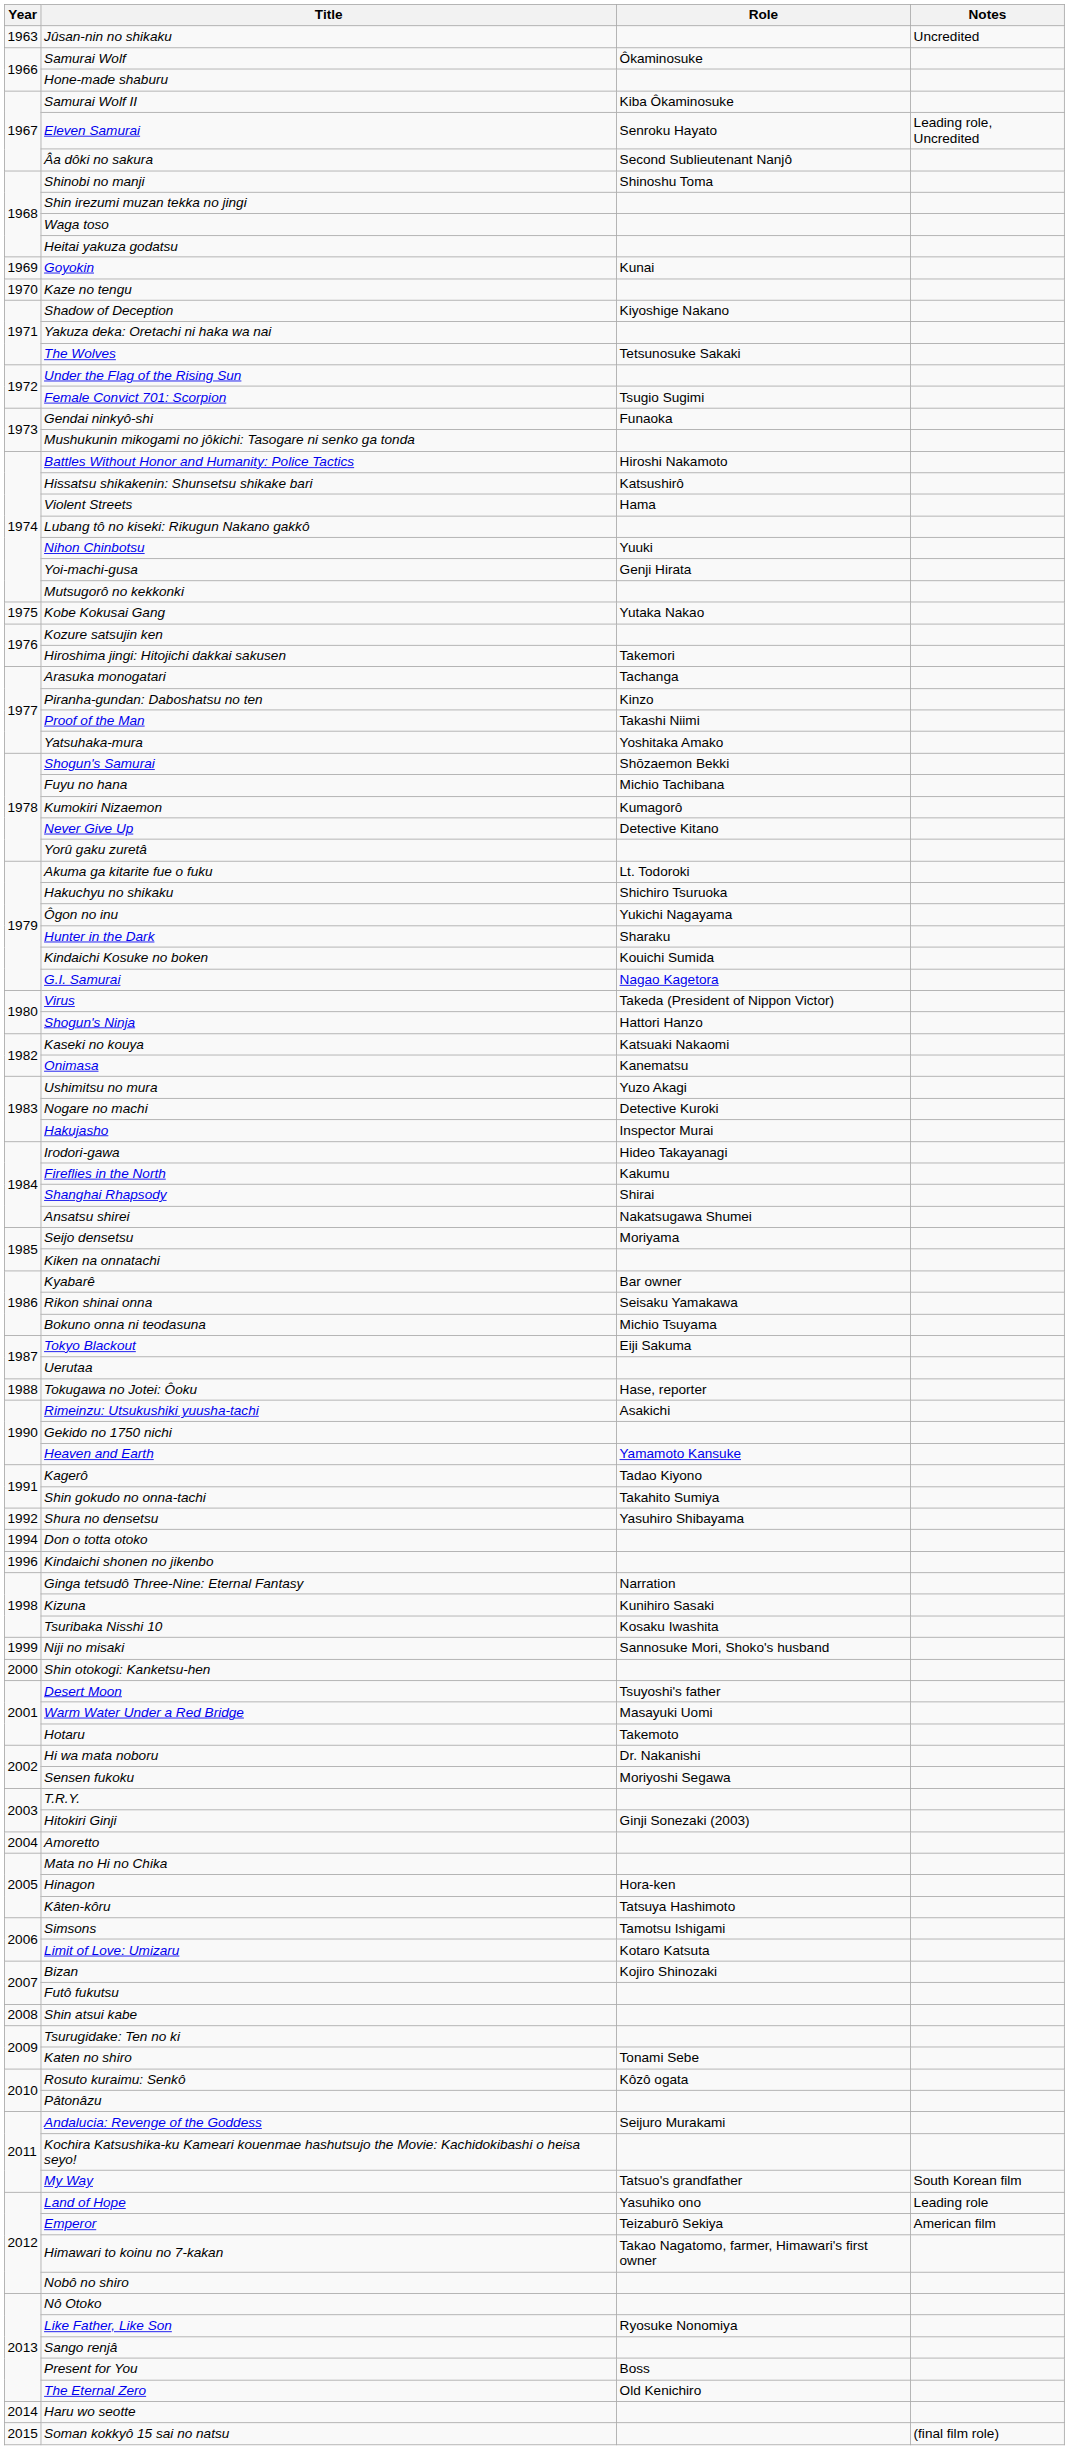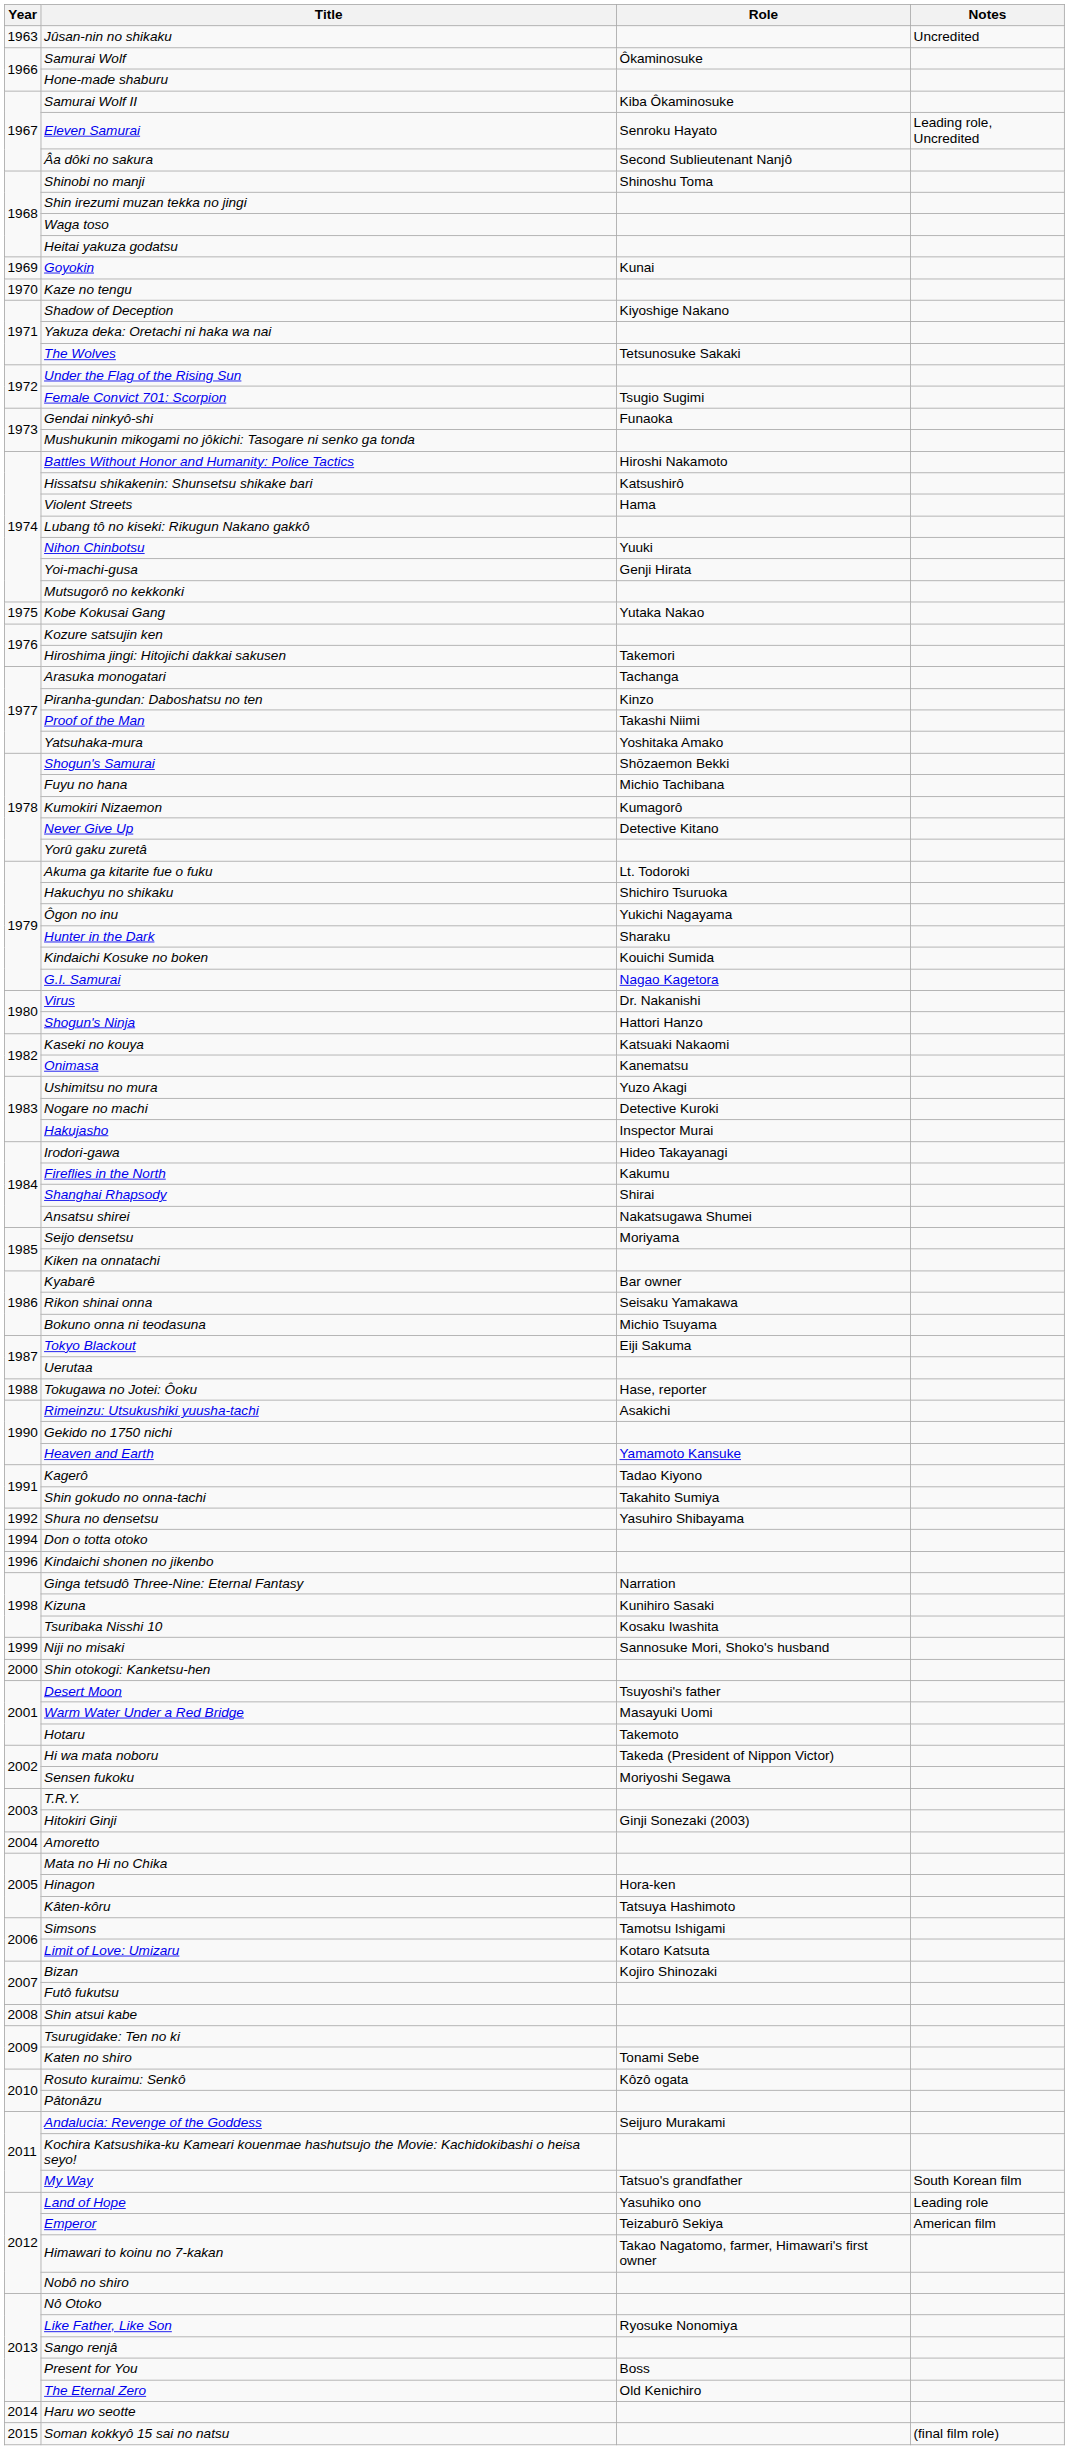(727, 1001) Takeda (President of Nippon Victor) -> (660, 1001) Dr. Nakanishi
(660, 1756) Dr. Nakanishi -> (727, 1756) Takeda (President of Nippon Victor)
